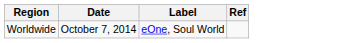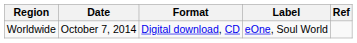+ column: (191, 12)
